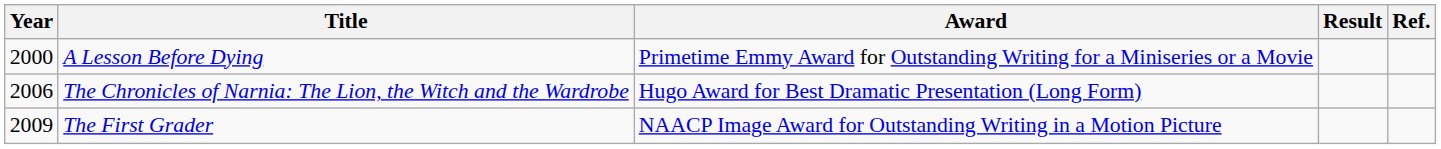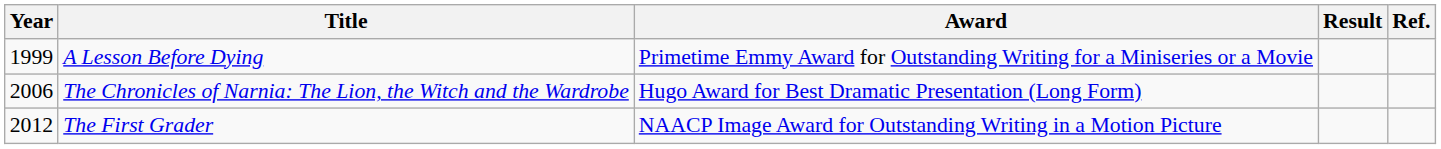(31, 56) 2000 -> (31, 56) 1999
(31, 125) 2009 -> (31, 125) 2012
